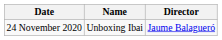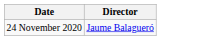- column: (115, 12)
